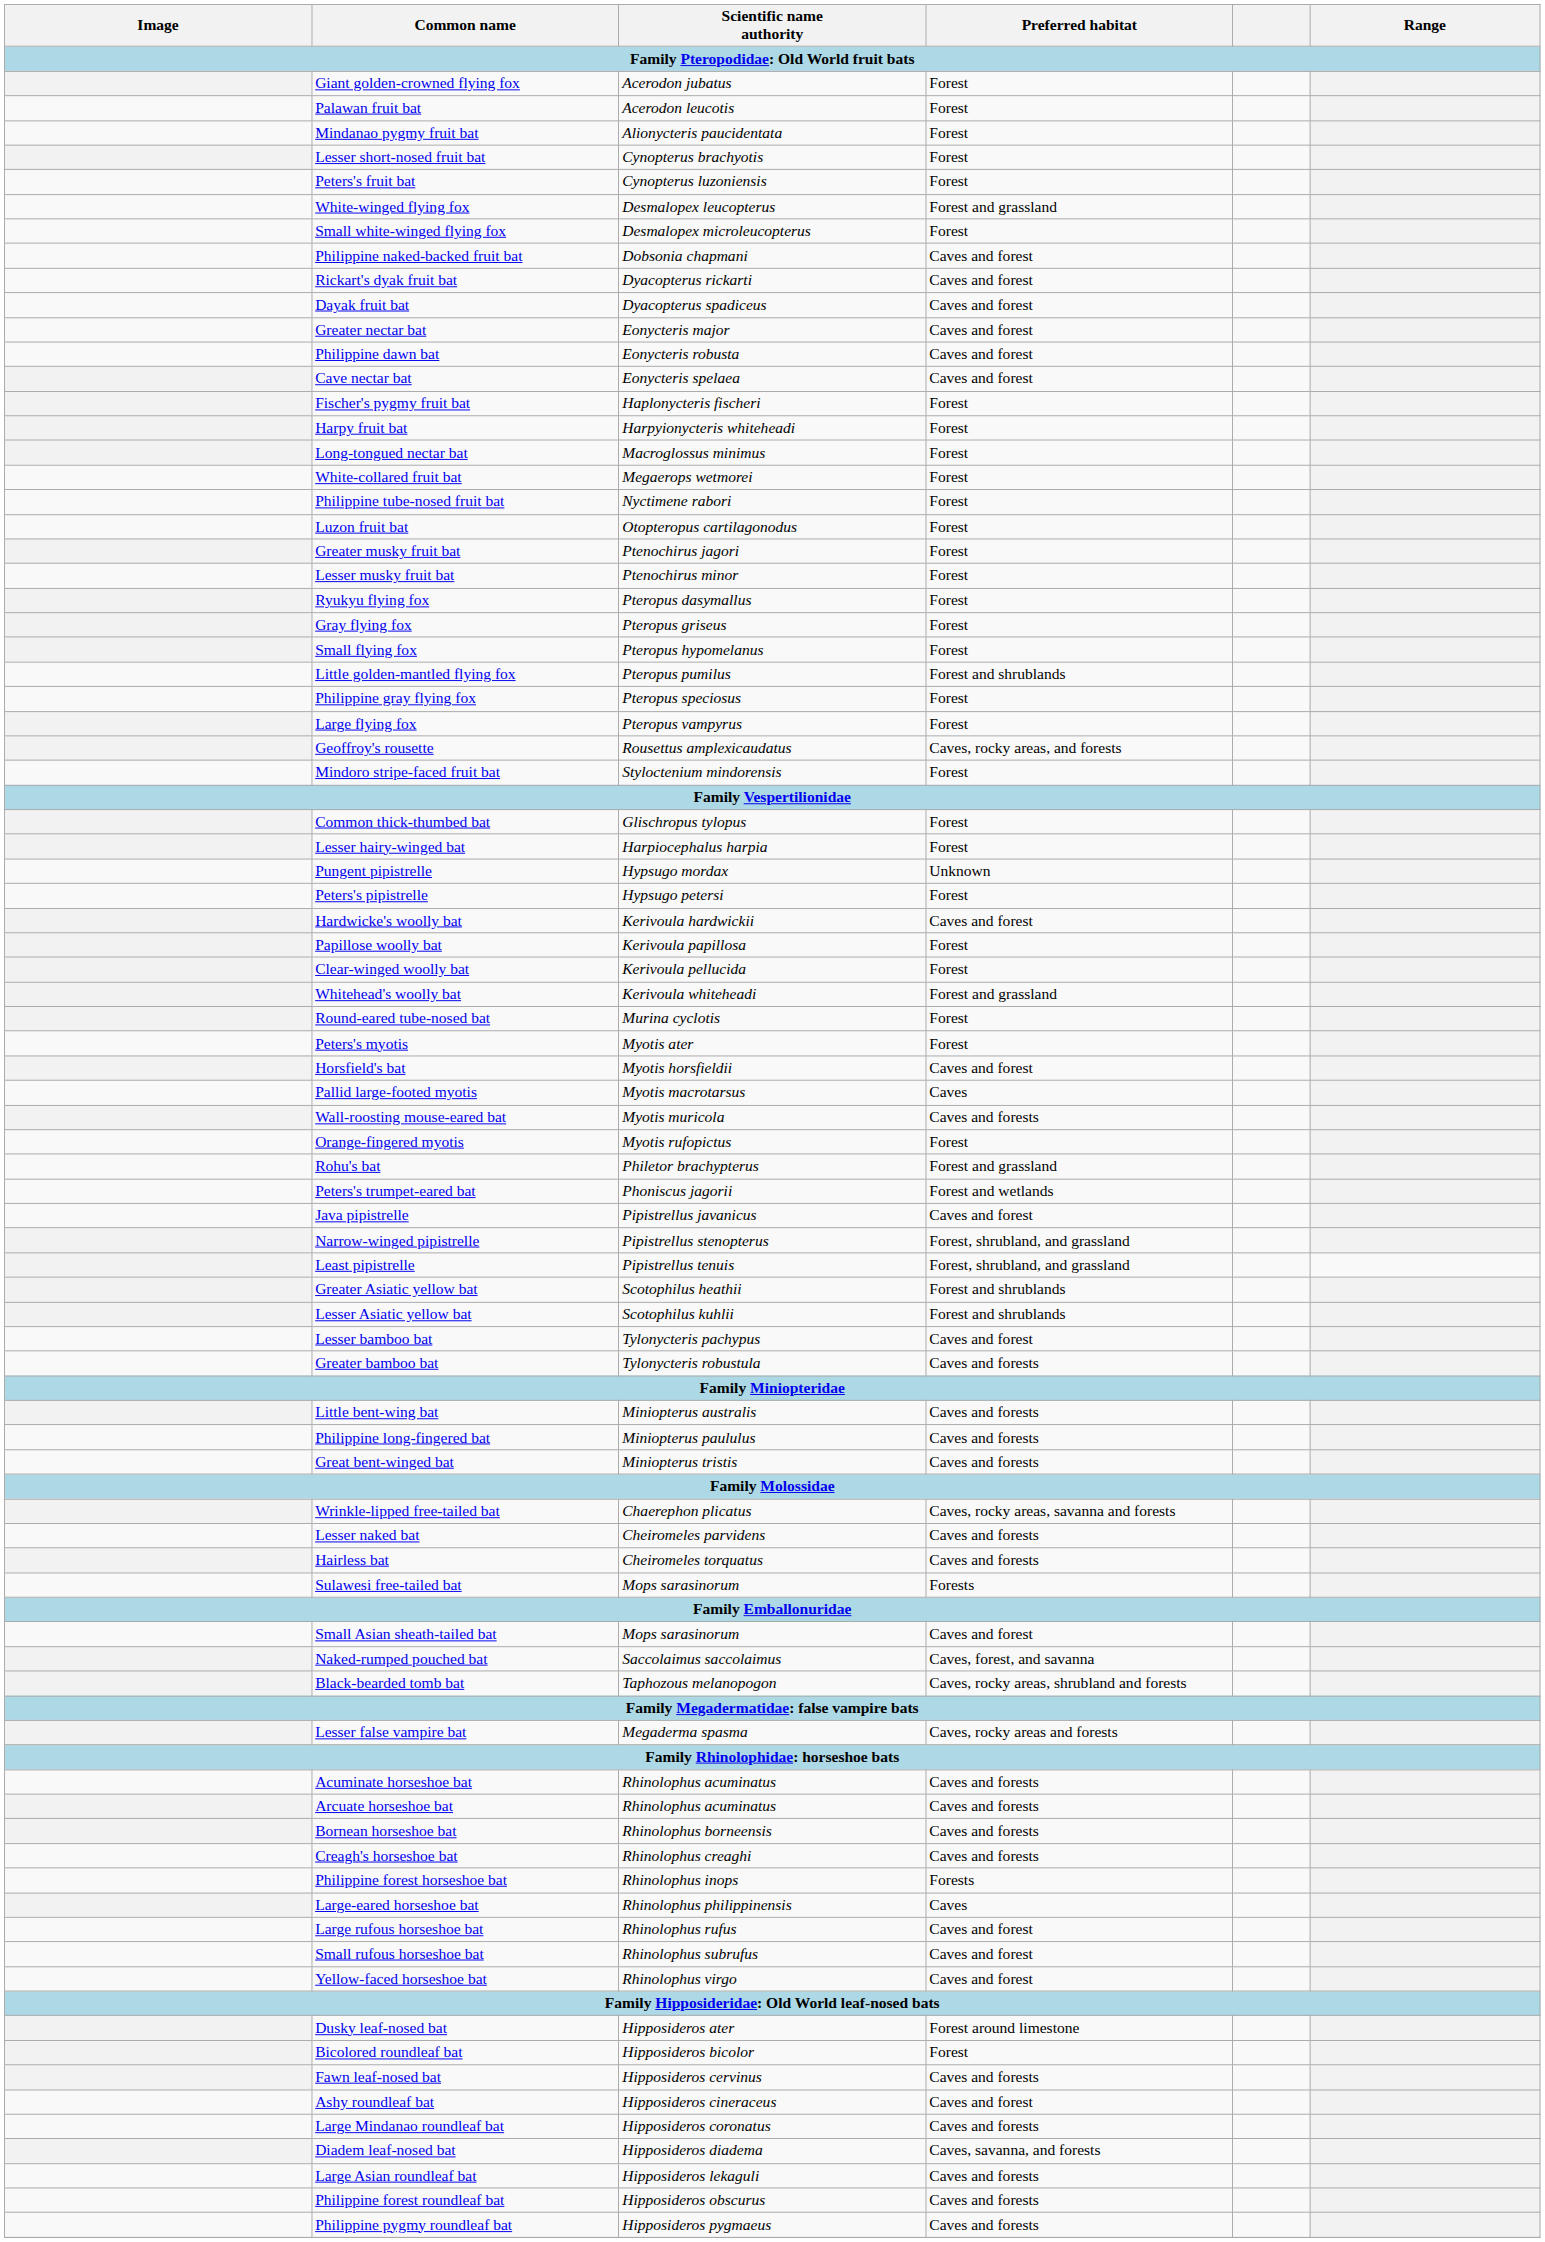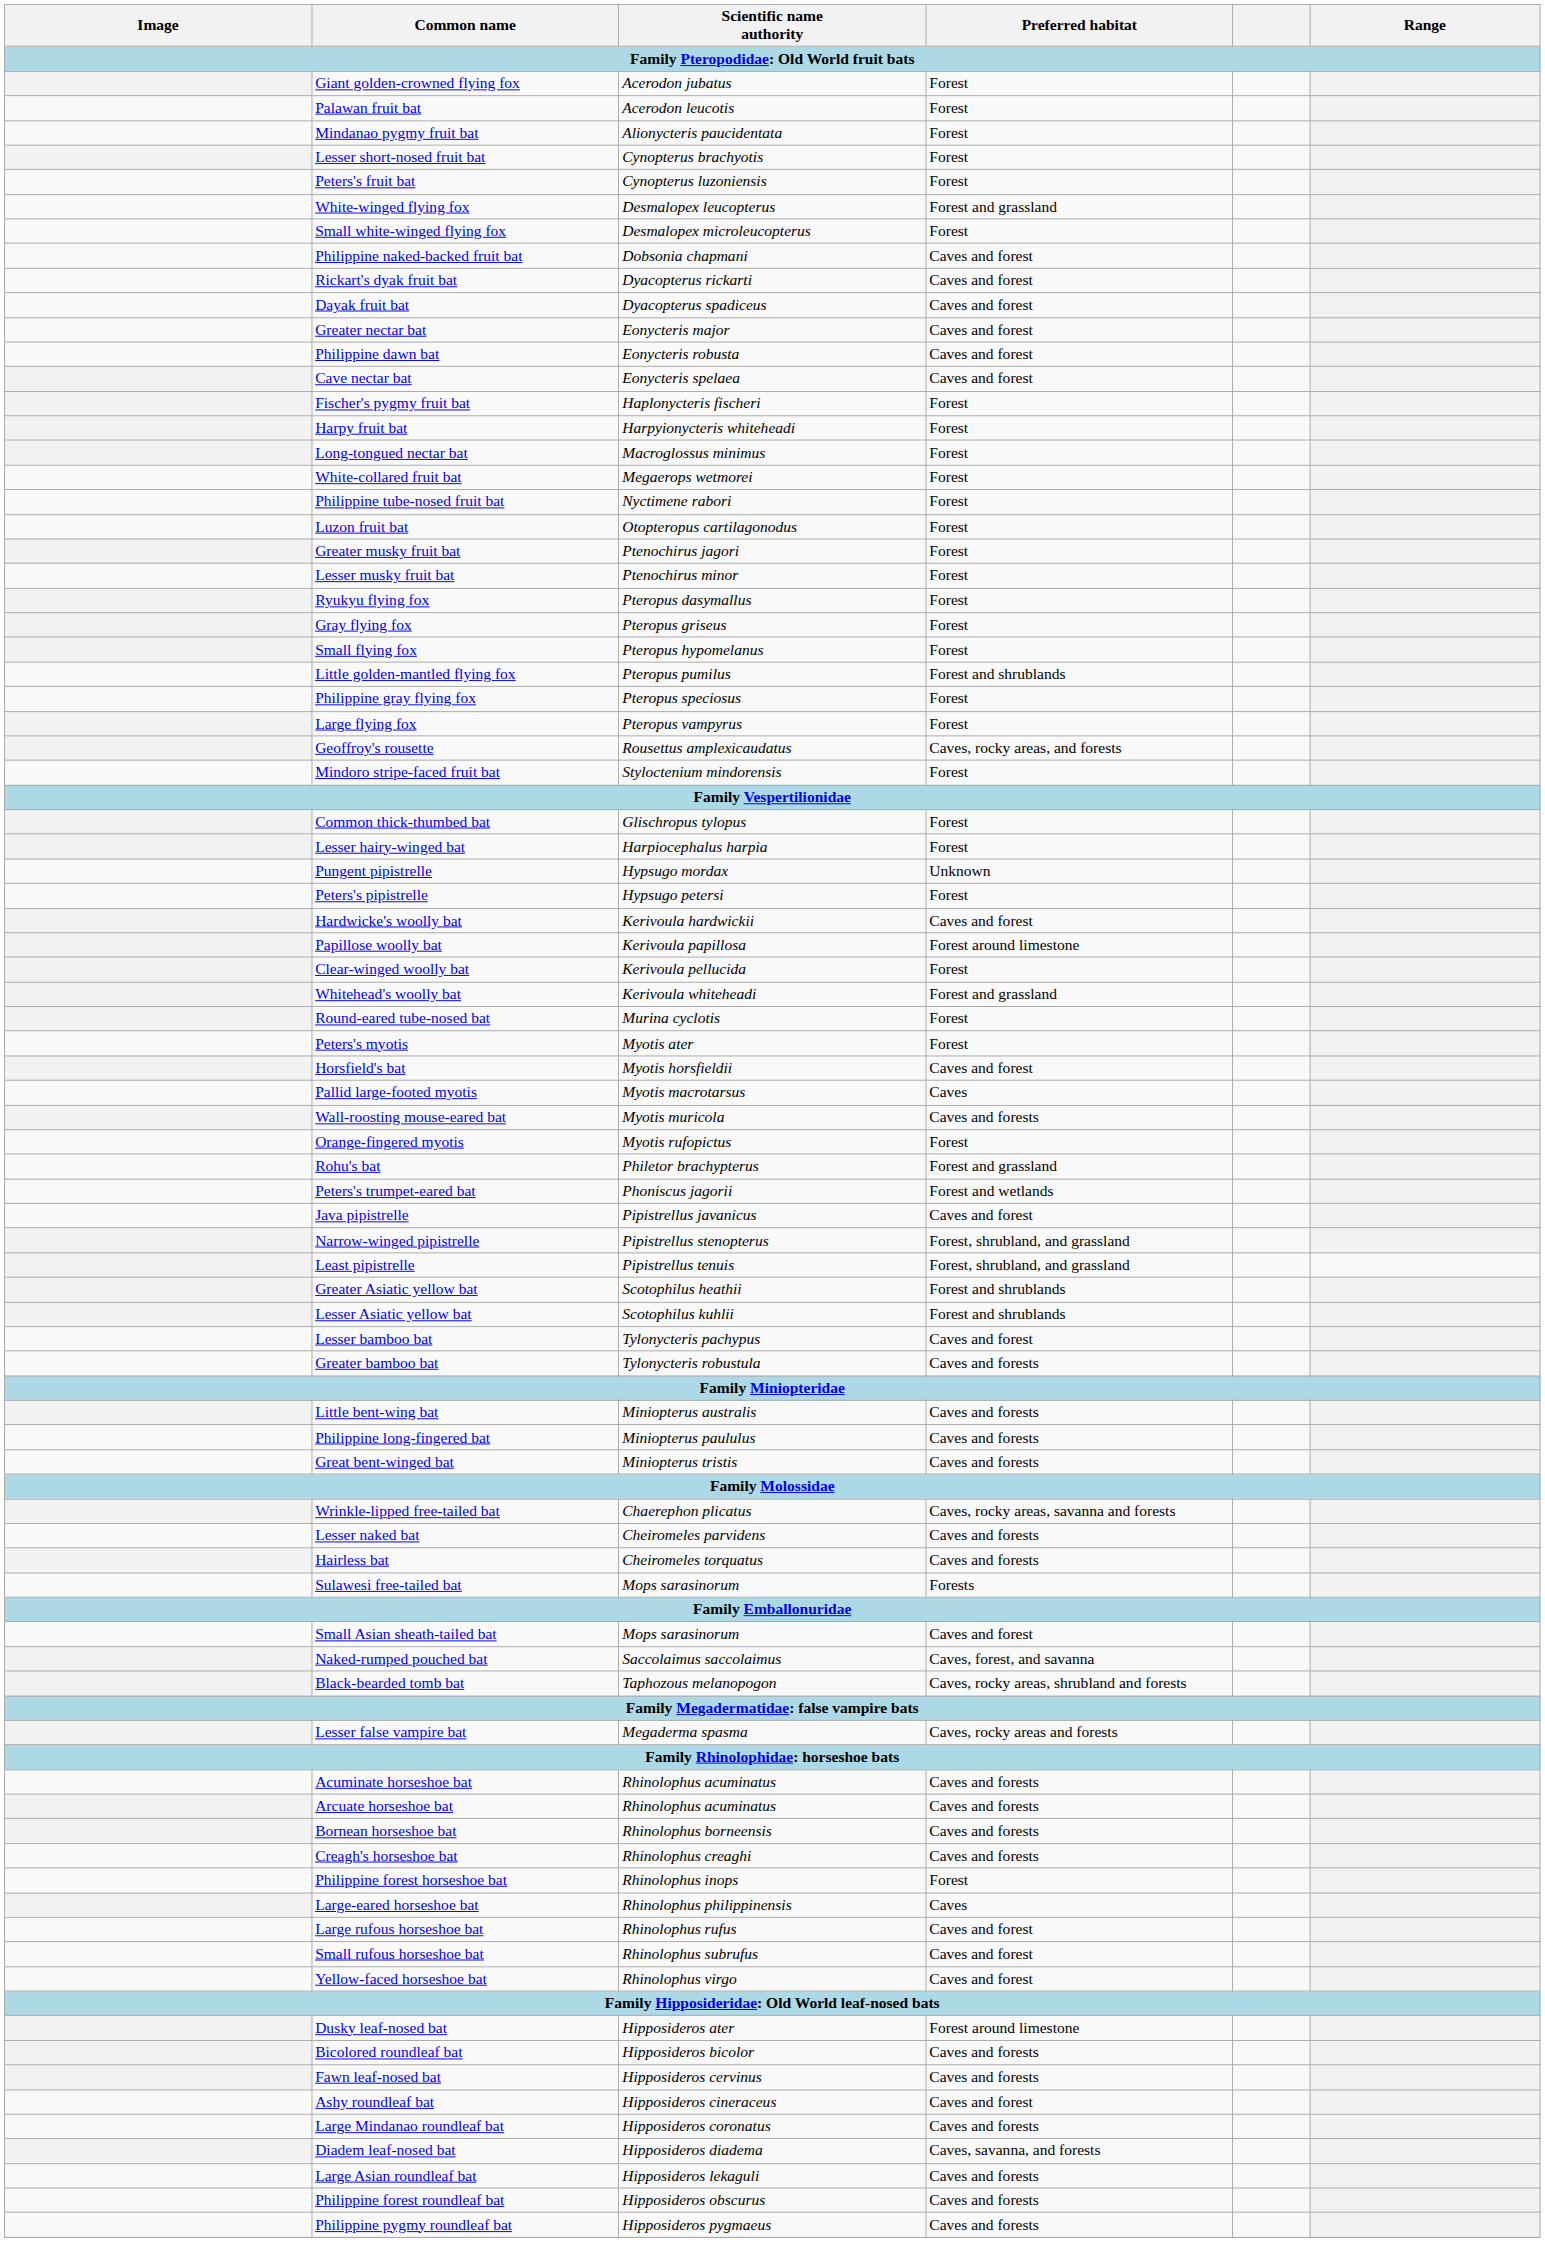(949, 944) Forest -> (1004, 944) Forest around limestone
(952, 1880) Forests -> (949, 1880) Forest
(949, 2052) Forest -> (984, 2052) Caves and forests
